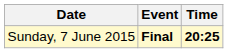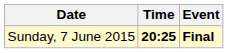columns swapped: (202, 15) <-> (160, 15)
